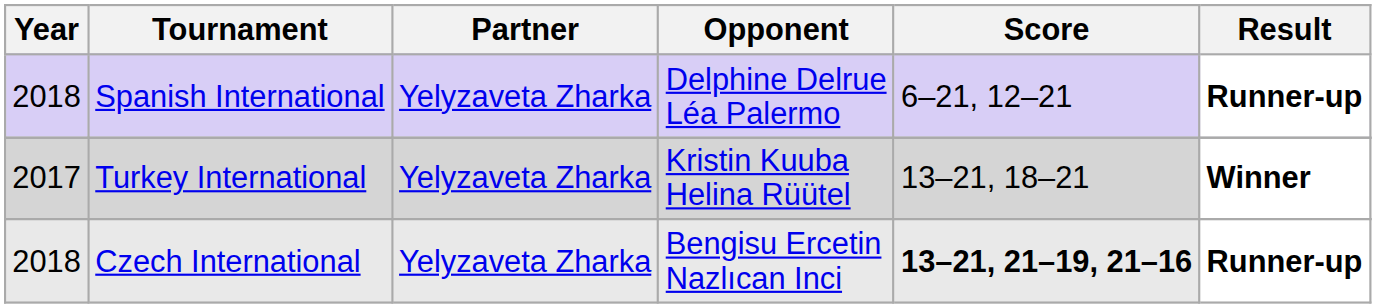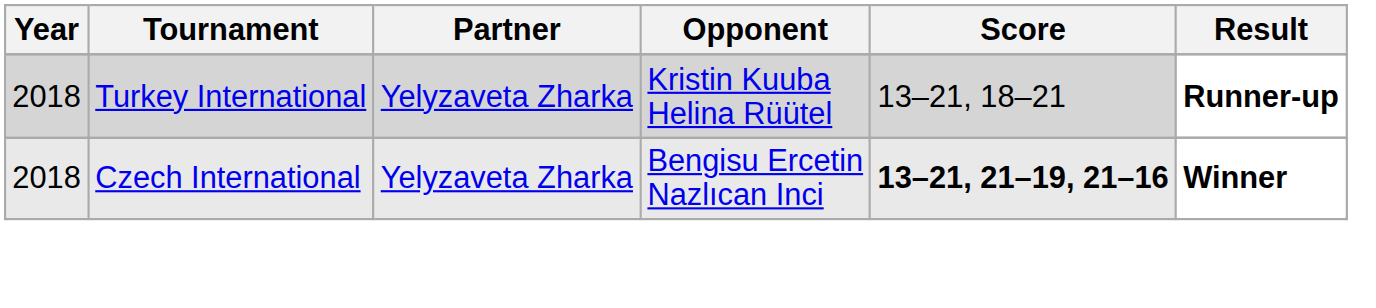- row: (240, 96)
(47, 179) 2017 -> (47, 96) 2018
(1259, 179) Winner -> (1261, 96) Runner-up
(1284, 261) Runner-up -> (1235, 179) Winner
